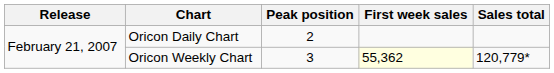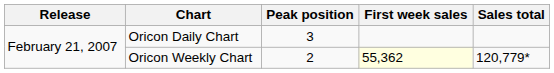(310, 36) 2 -> (310, 36) 3
(310, 57) 3 -> (310, 57) 2
